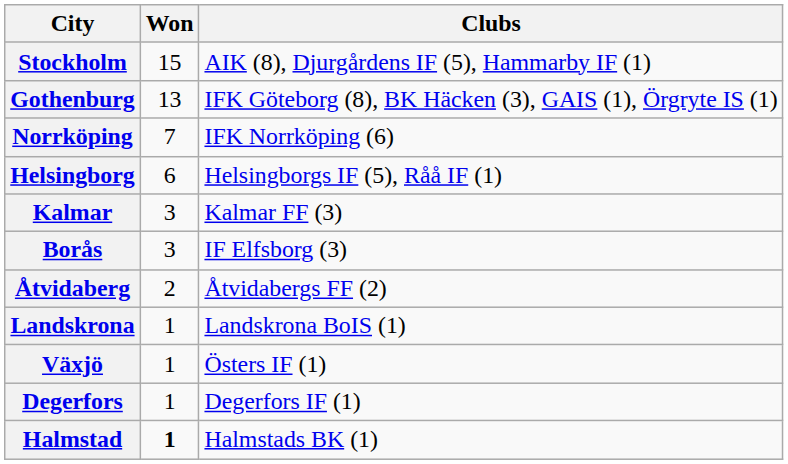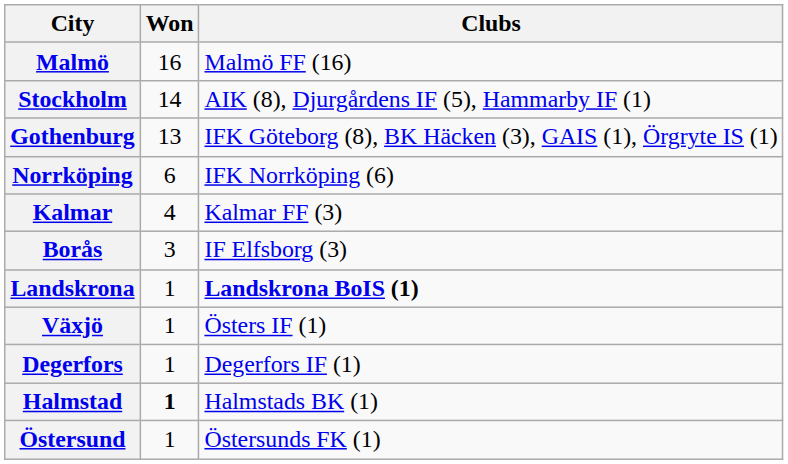+ row: (72, 61)
(170, 61) 15 -> (170, 99) 14
(170, 136) 7 -> (170, 174) 6
- row: (72, 174)
(170, 212) 3 -> (170, 212) 4
- row: (73, 288)
(305, 325) normal -> (312, 288) bold
+ row: (72, 439)
